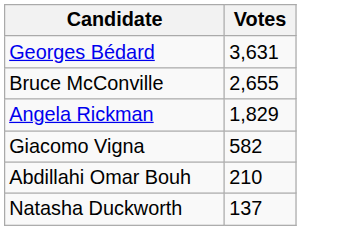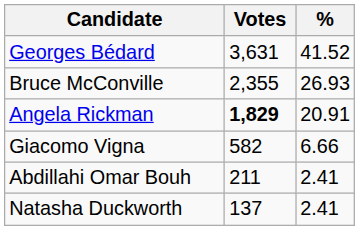+ column: (325, 20)
(254, 83) 2,655 -> (254, 83) 2,355
(254, 114) normal -> (254, 114) bold
(246, 177) 210 -> (245, 177) 211
